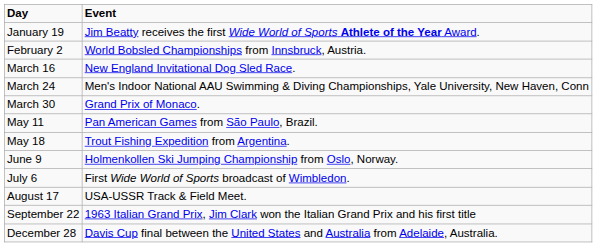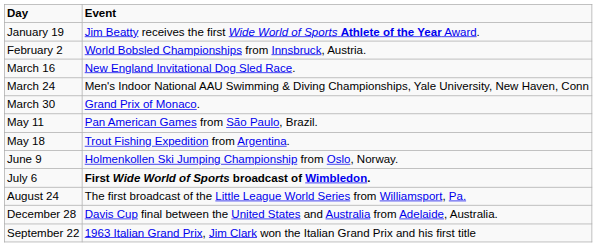(217, 178) normal -> (228, 178) bold
- row: (33, 196)
+ row: (33, 196)
rows swapped: (43, 214) <-> (42, 232)
